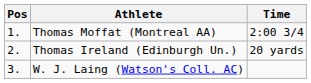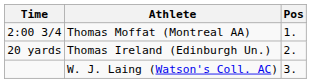columns swapped: (17, 14) <-> (277, 14)
